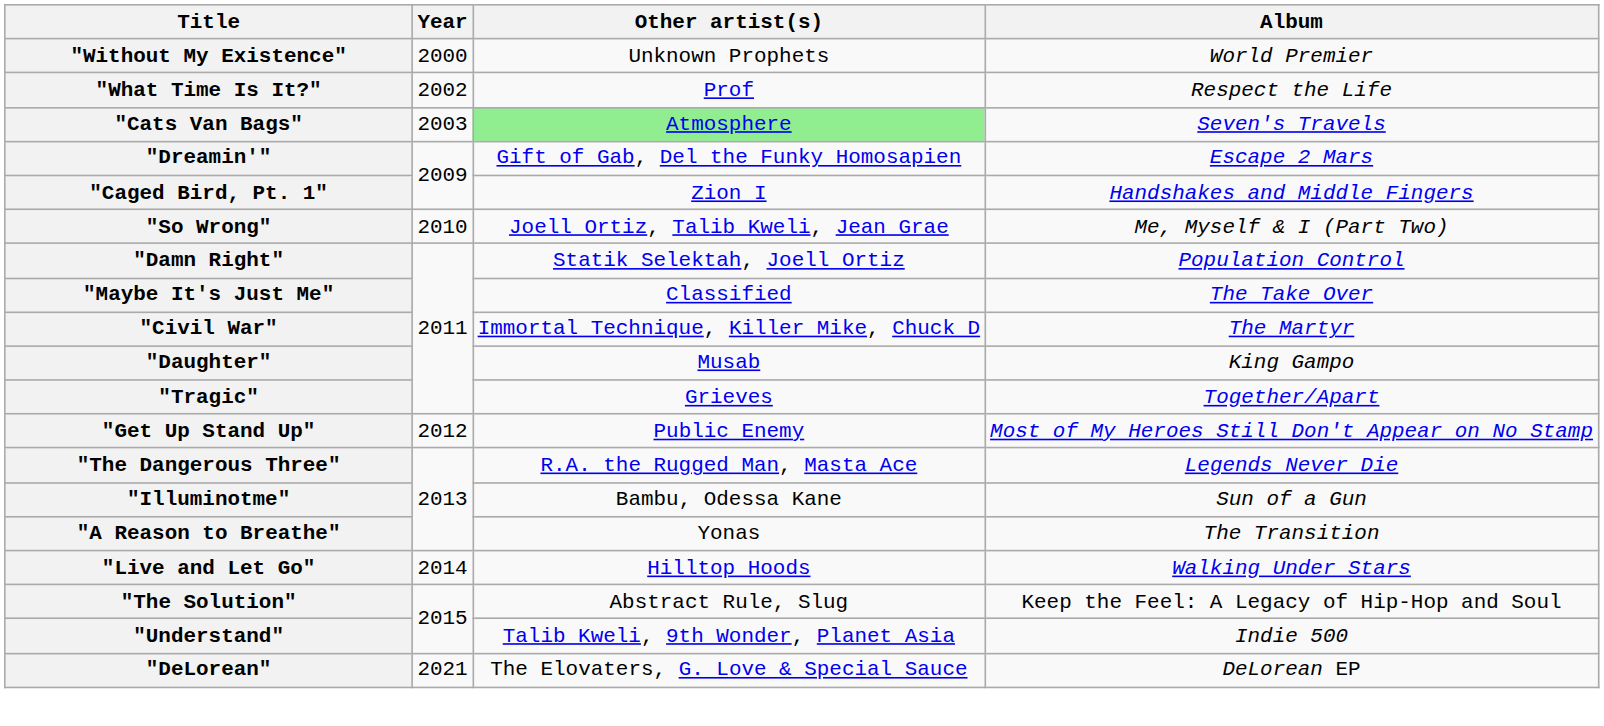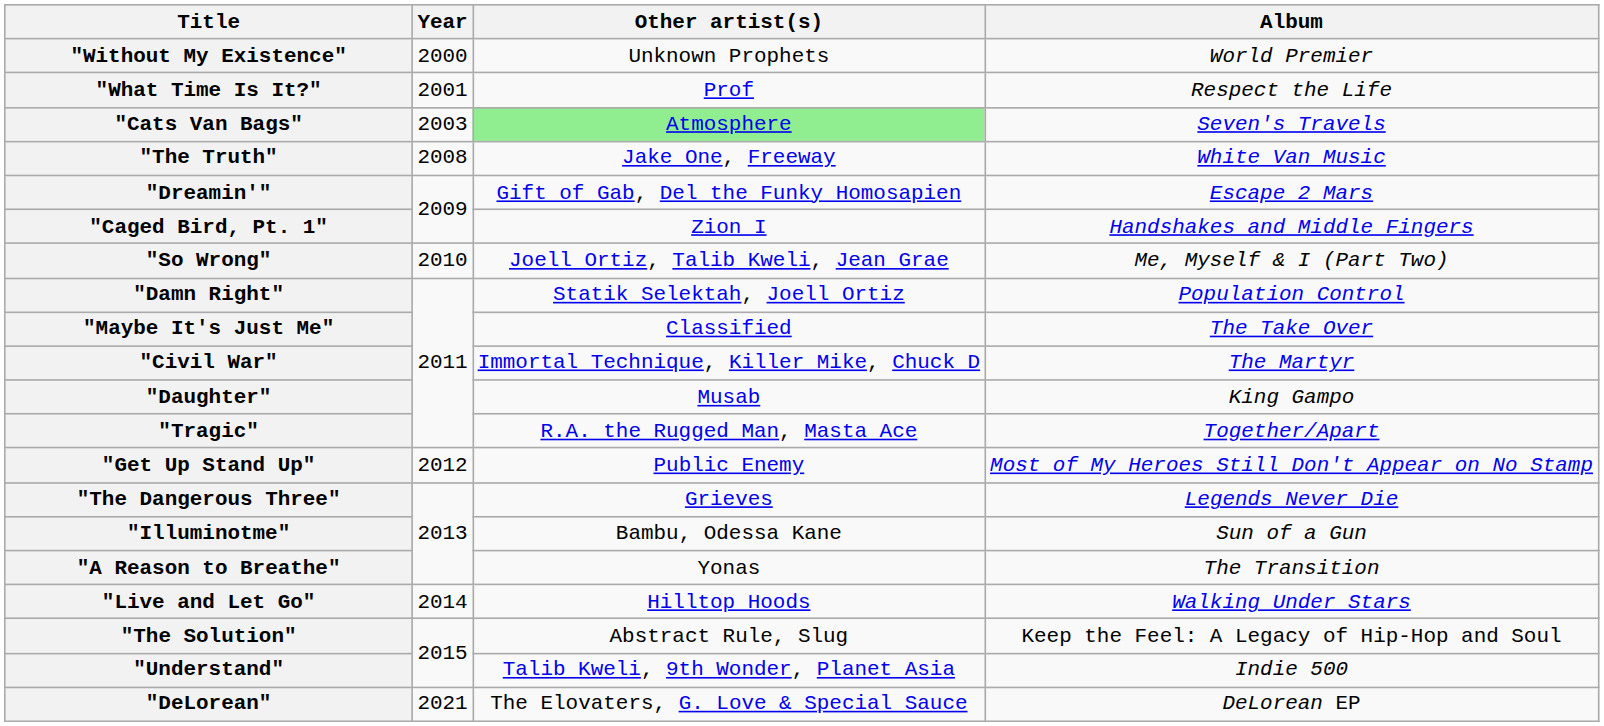(443, 90) 2002 -> (443, 90) 2001
+ row: (209, 158)
(729, 397) Grieves -> (729, 431) R.A. the Rugged Man, Masta Ace
(729, 465) R.A. the Rugged Man, Masta Ace -> (729, 499) Grieves
